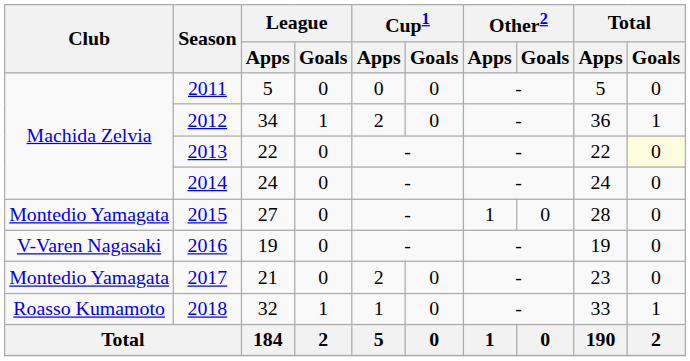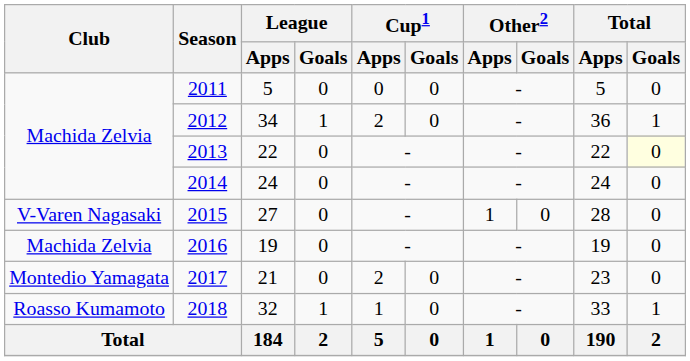(89, 214) Montedio Yamagata -> (89, 214) V-Varen Nagasaki
(89, 245) V-Varen Nagasaki -> (89, 245) Machida Zelvia
